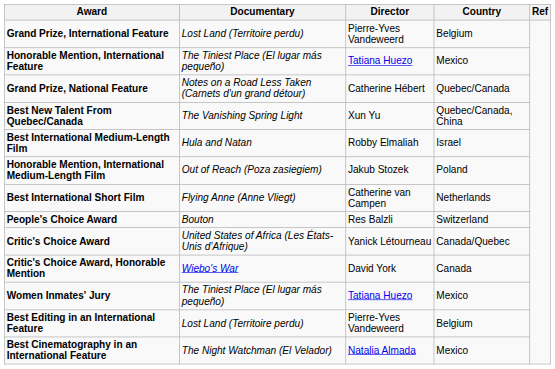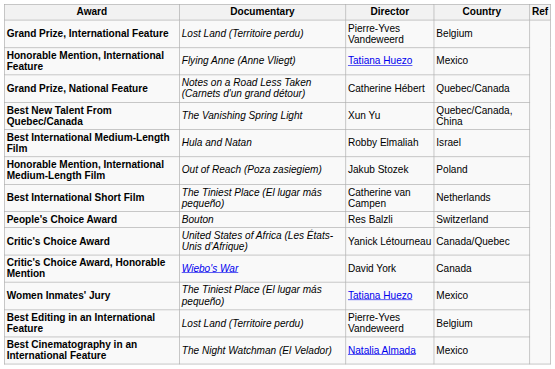(252, 61) The Tiniest Place (El lugar más pequeño) -> (239, 61) Flying Anne (Anne Vliegt)
(239, 198) Flying Anne (Anne Vliegt) -> (252, 198) The Tiniest Place (El lugar más pequeño)
